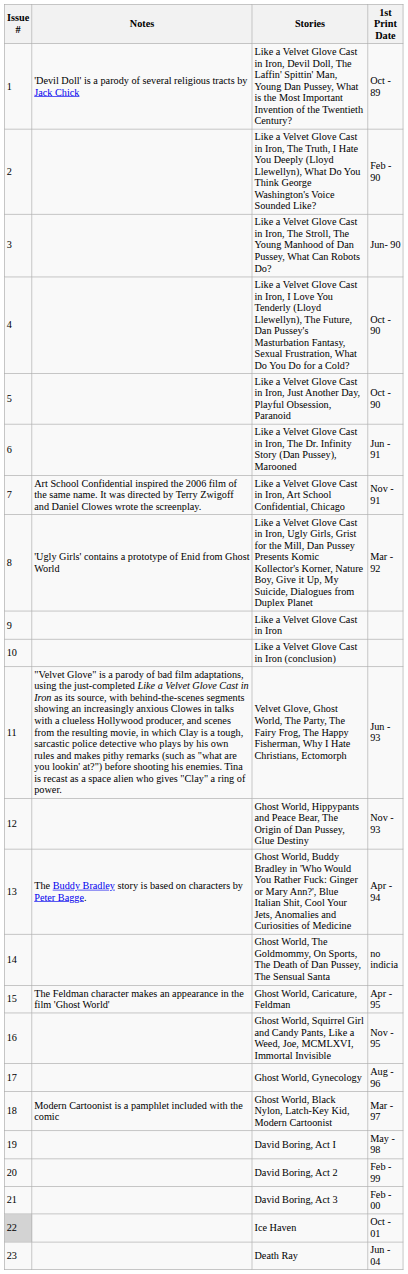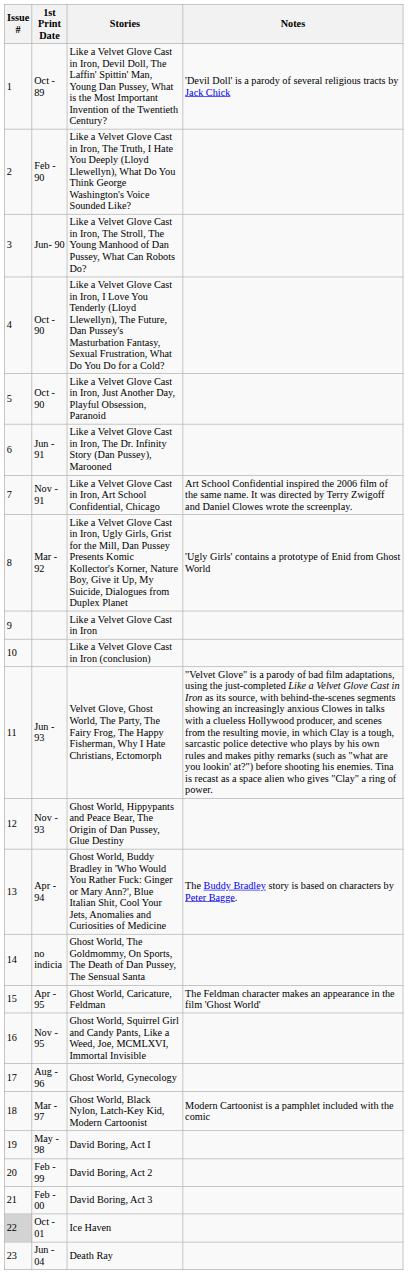columns swapped: (385, 24) <-> (142, 24)
